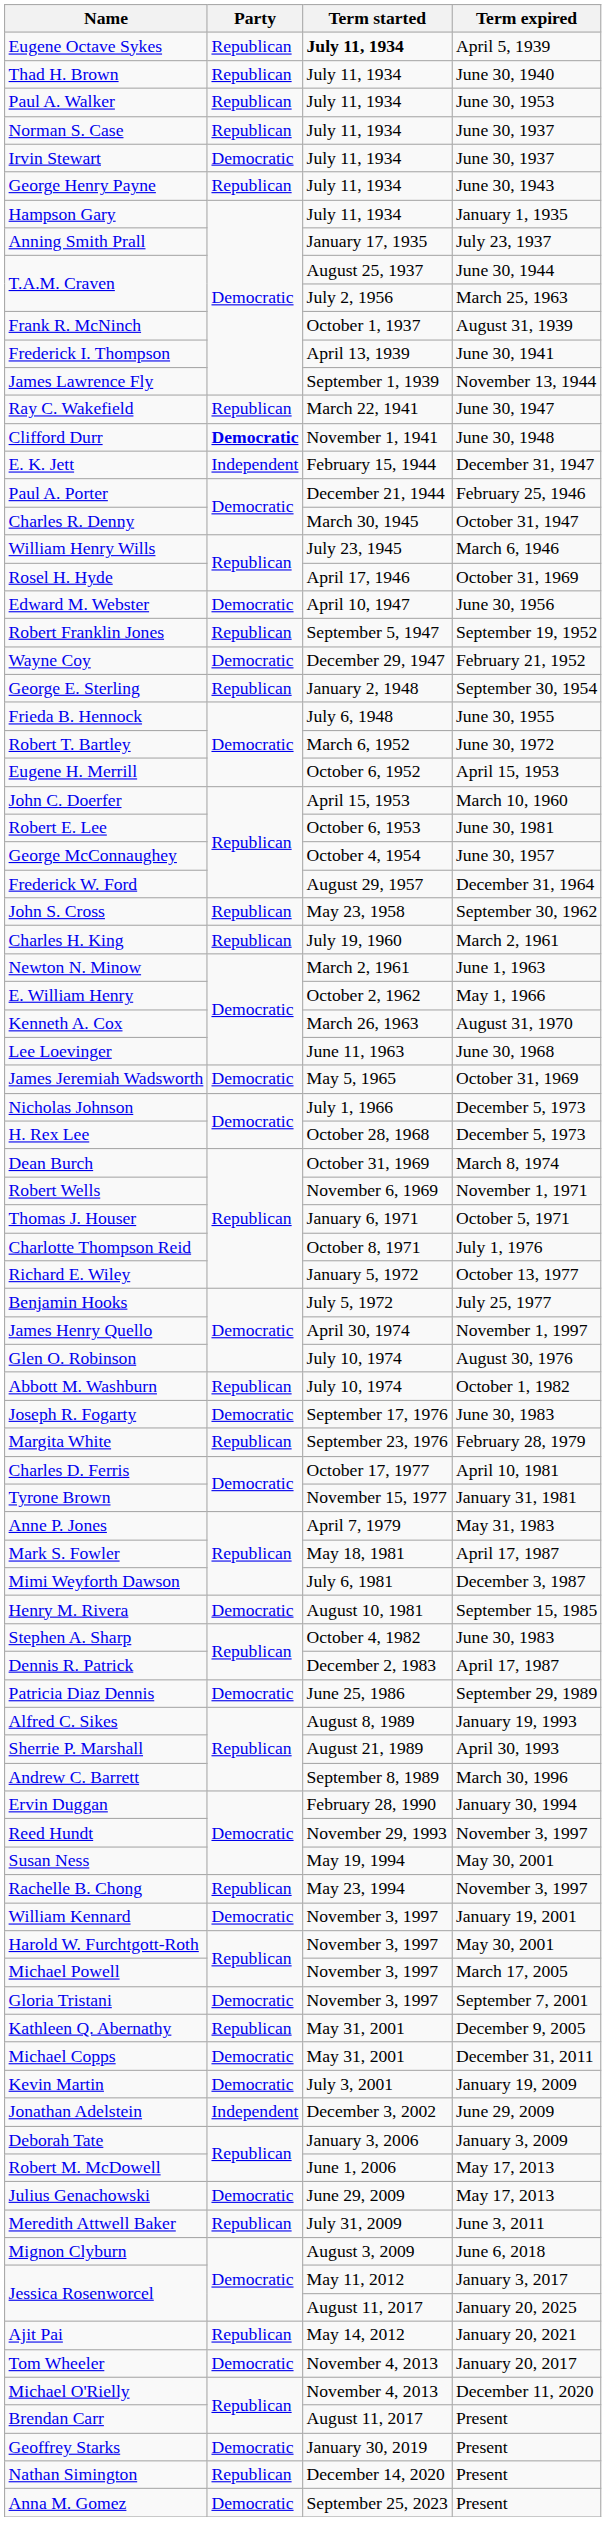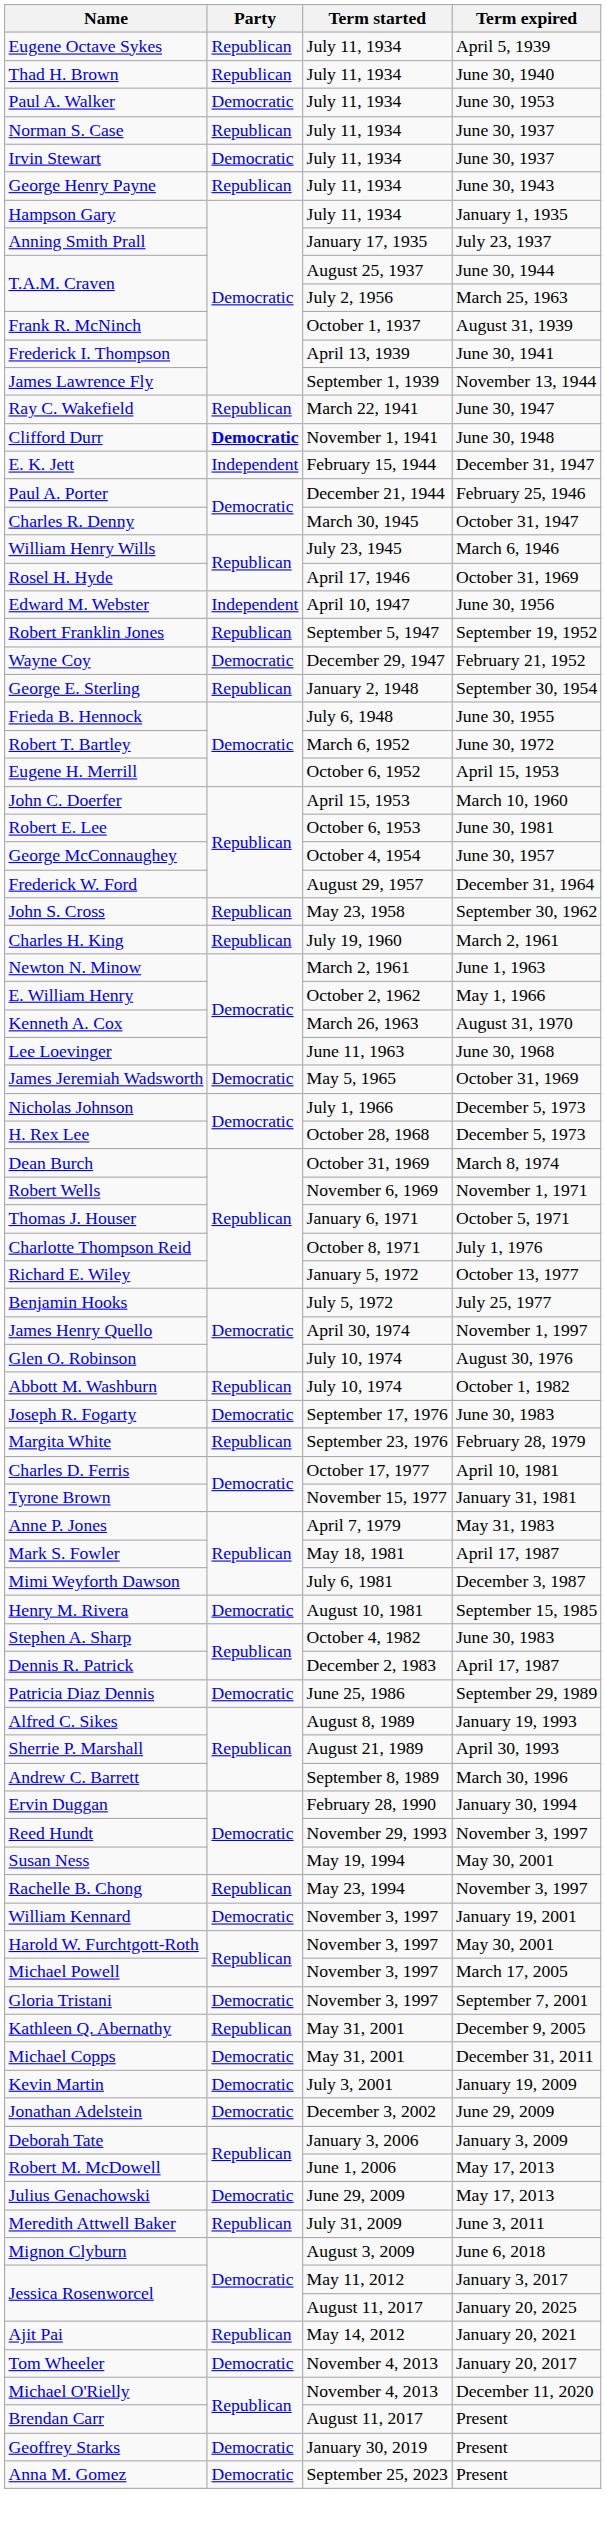(355, 46) bold -> (354, 46) normal
(252, 102) Republican -> (253, 102) Democratic
(253, 604) Democratic -> (255, 604) Independent
(255, 2111) Independent -> (253, 2111) Democratic
- row: (73, 2474)
